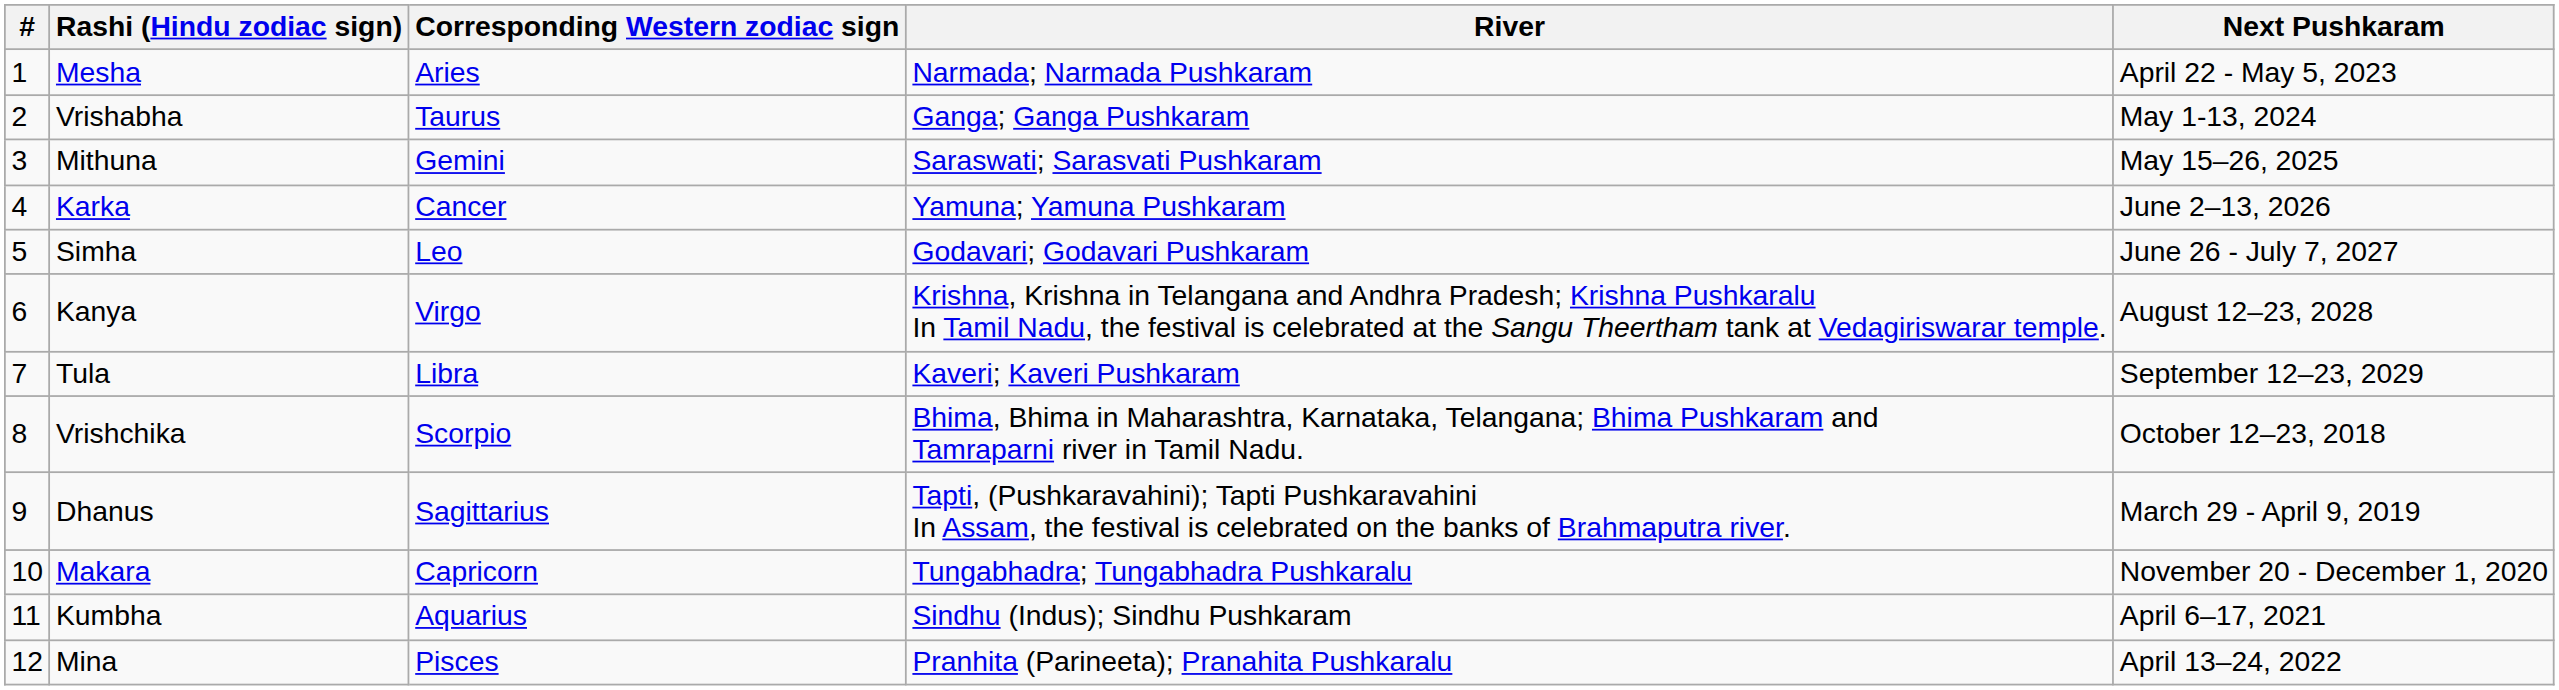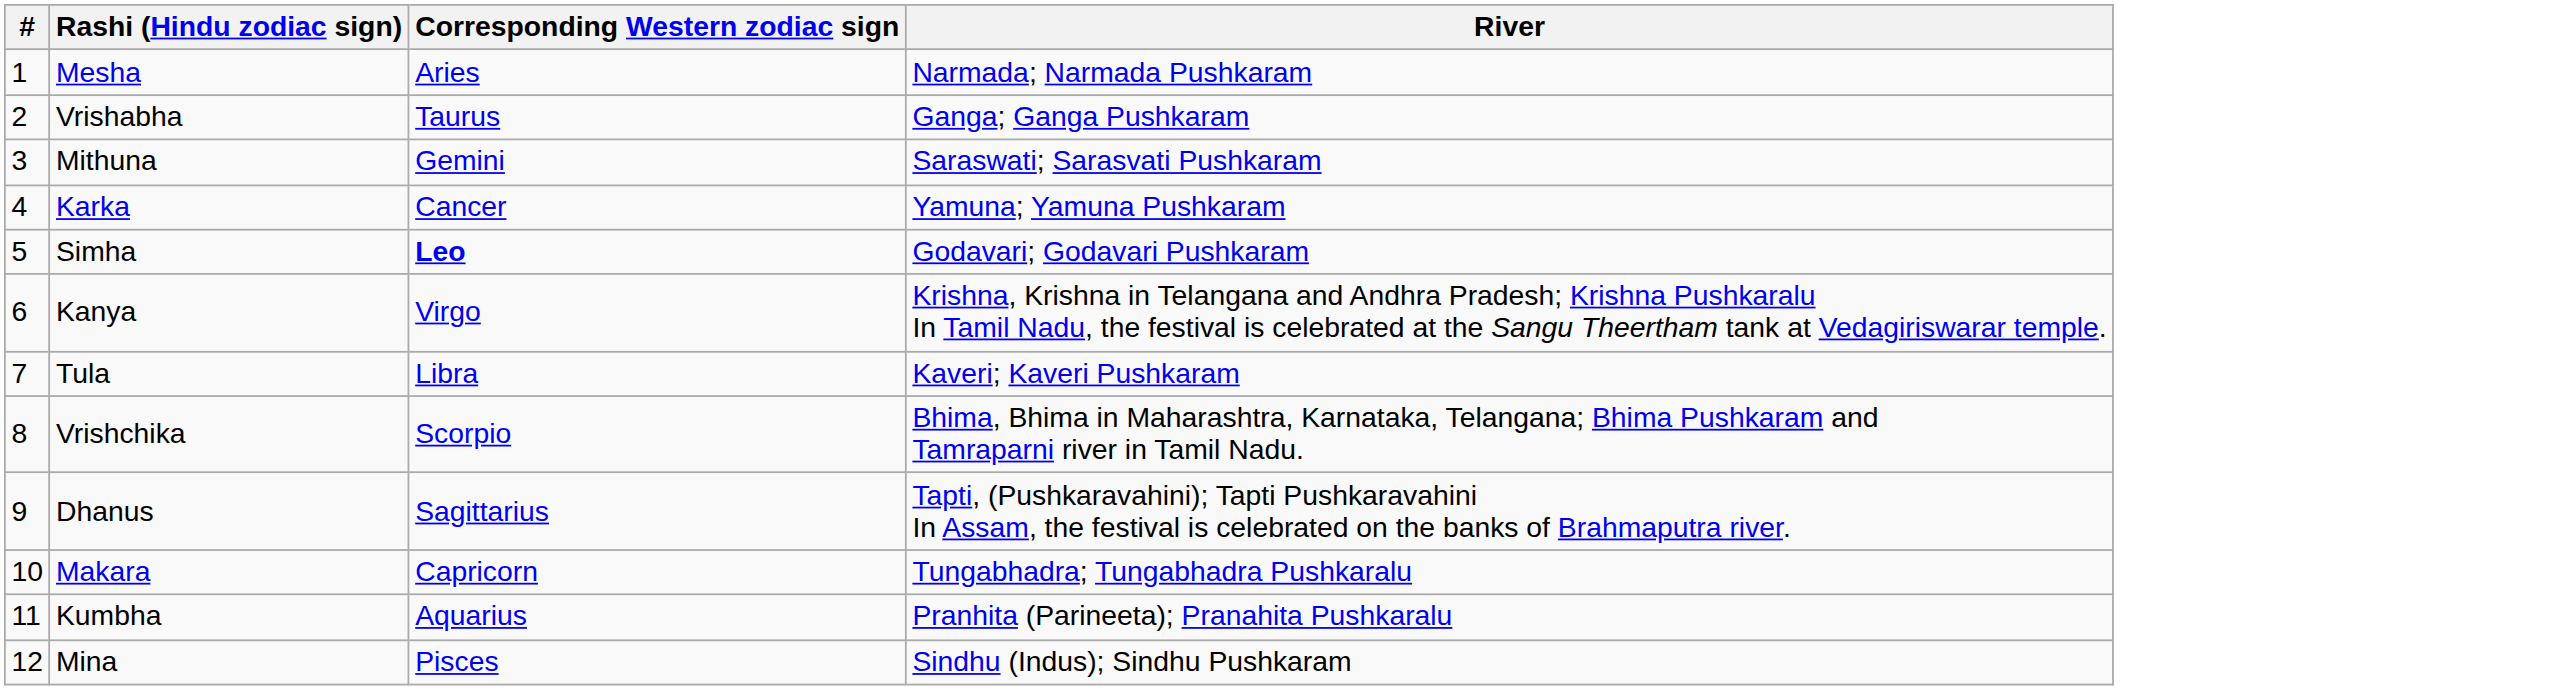- column: (2334, 26)
(439, 251) normal -> (440, 251) bold
(1132, 616) Sindhu (Indus); Sindhu Pushkaram -> (1182, 616) Pranhita (Parineeta); Pranahita Pushkaralu
(1182, 661) Pranhita (Parineeta); Pranahita Pushkaralu -> (1132, 661) Sindhu (Indus); Sindhu Pushkaram
